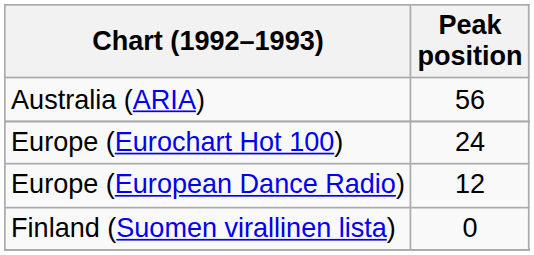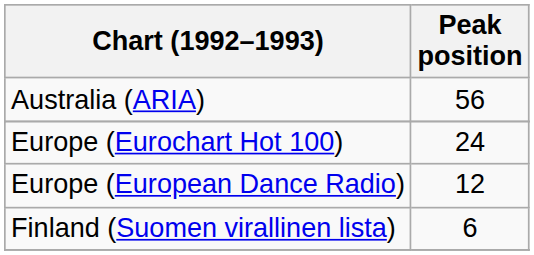(470, 227) 0 -> (470, 227) 6
